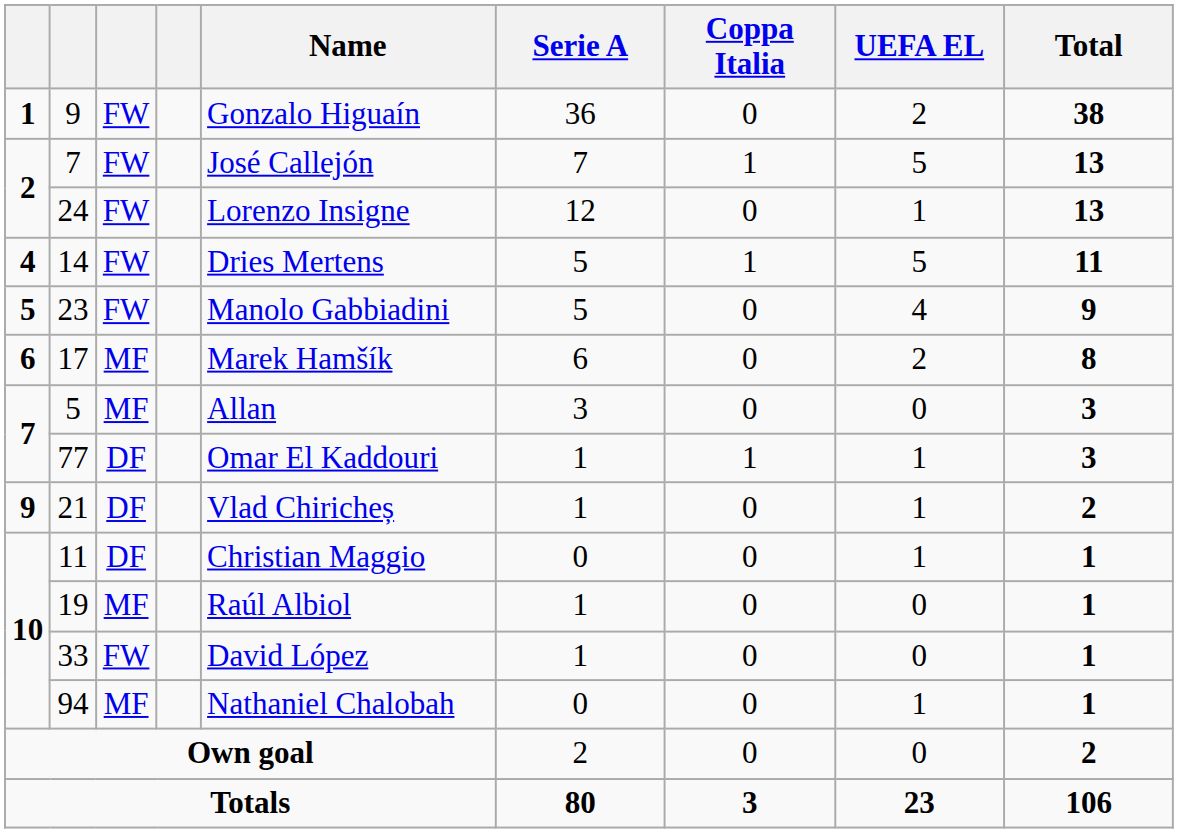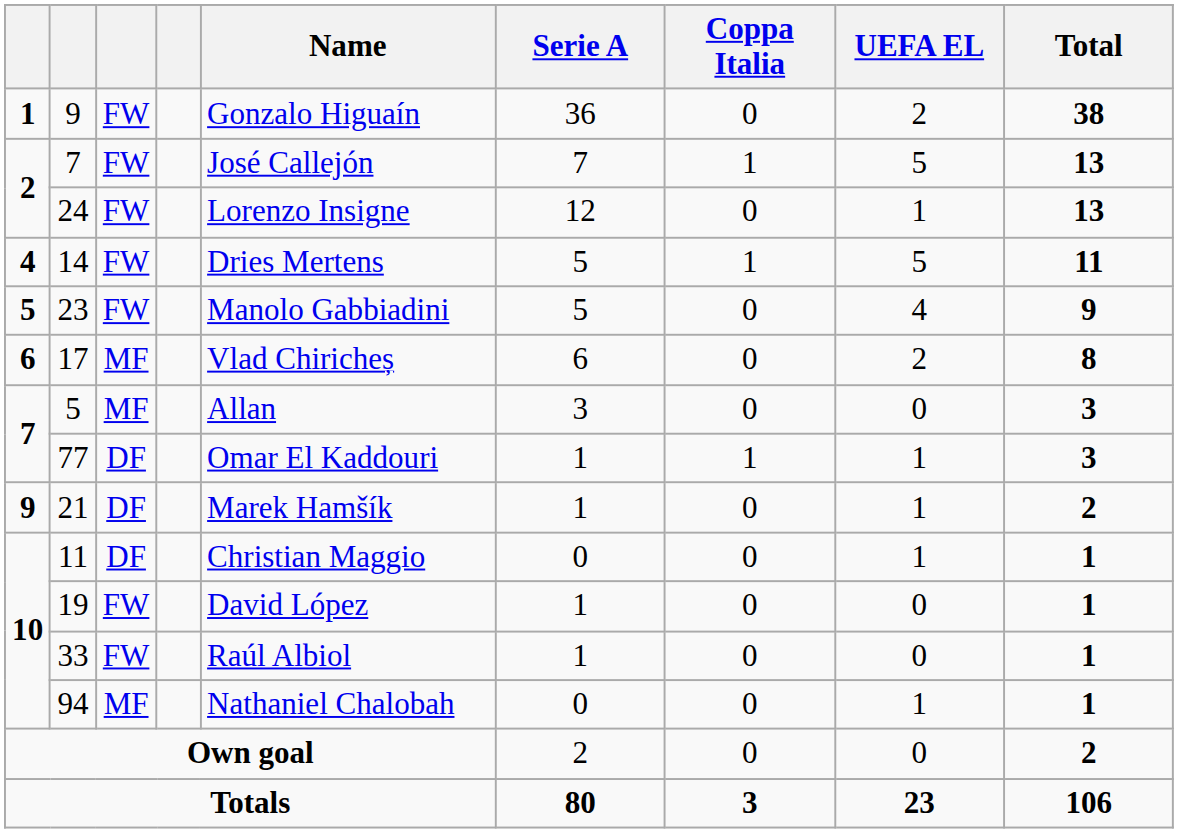(300, 359) Marek Hamšík -> (301, 359) Vlad Chiricheș
(301, 507) Vlad Chiricheș -> (300, 507) Marek Hamšík
(126, 605) MF -> (126, 605) FW
(279, 605) Raúl Albiol -> (288, 605) David López
(288, 654) David López -> (279, 654) Raúl Albiol
